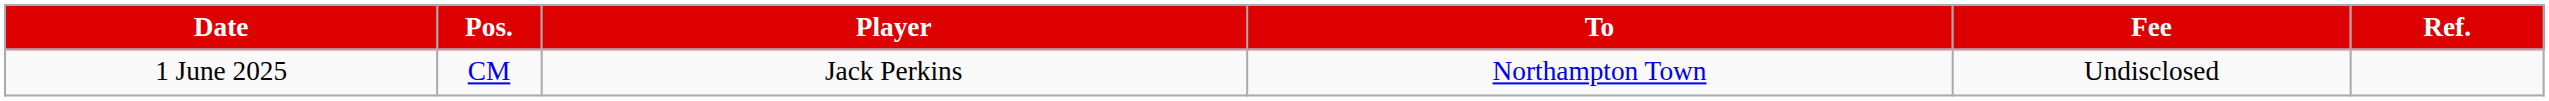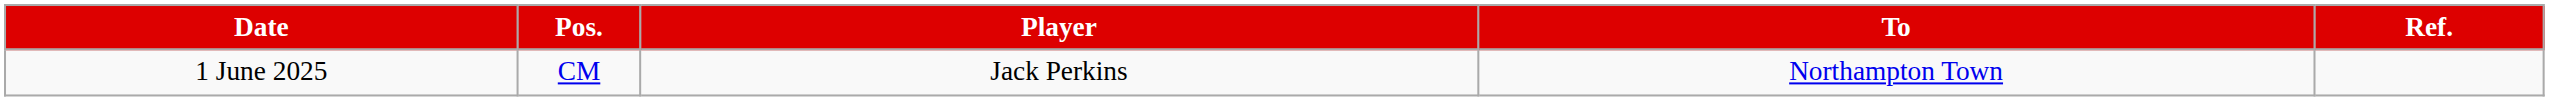- column: (2152, 26)
